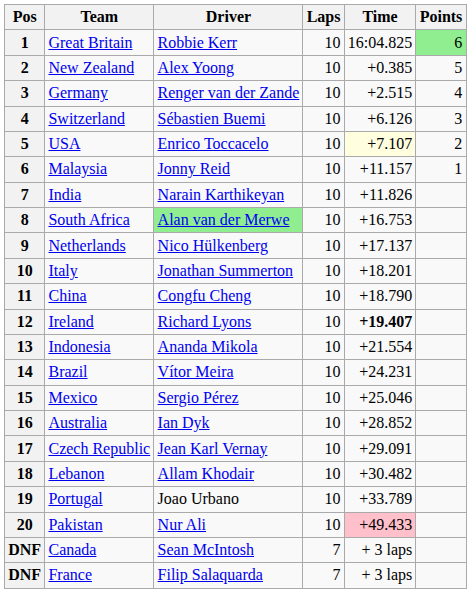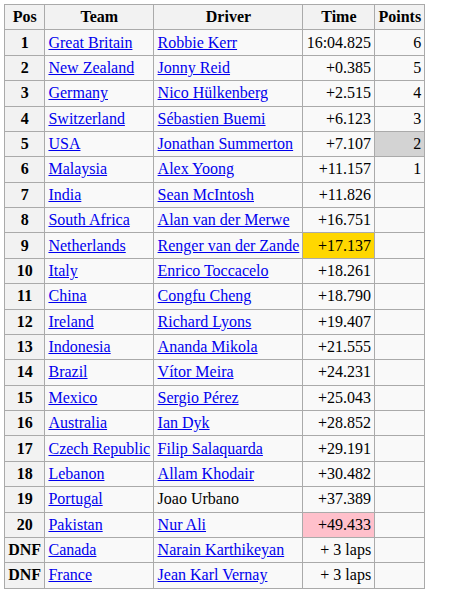- column: (324, 17)
(458, 42) lightgreen background -> (417, 42) no background
(196, 67) Alex Yoong -> (194, 67) Jonny Reid
(228, 93) Renger van der Zande -> (213, 93) Nico Hülkenberg
(390, 118) +6.126 -> (349, 118) +6.123
(213, 144) Enrico Toccacelo -> (225, 144) Jonathan Summerton
(390, 144) lightyellow background -> (349, 144) no background
(458, 144) no background -> (417, 144) lightgrey background
(194, 169) Jonny Reid -> (196, 169) Alex Yoong
(221, 194) Narain Karthikeyan -> (206, 194) Sean McIntosh
(224, 220) lightgreen background -> (224, 220) no background
(386, 220) +16.753 -> (345, 220) +16.751
(213, 245) Nico Hülkenberg -> (228, 245) Renger van der Zande
(386, 245) no background -> (345, 245) gold background
(225, 270) Jonathan Summerton -> (213, 270) Enrico Toccacelo
(386, 270) +18.201 -> (345, 270) +18.261
(386, 321) bold -> (345, 321) normal
(386, 347) +21.554 -> (345, 347) +21.555
(386, 397) +25.046 -> (345, 397) +25.043
(213, 448) Jean Karl Vernay -> (210, 448) Filip Salaquarda
(386, 448) +29.091 -> (345, 448) +29.191
(386, 499) +33.789 -> (345, 499) +37.389
(206, 550) Sean McIntosh -> (221, 550) Narain Karthikeyan
(210, 575) Filip Salaquarda -> (213, 575) Jean Karl Vernay
